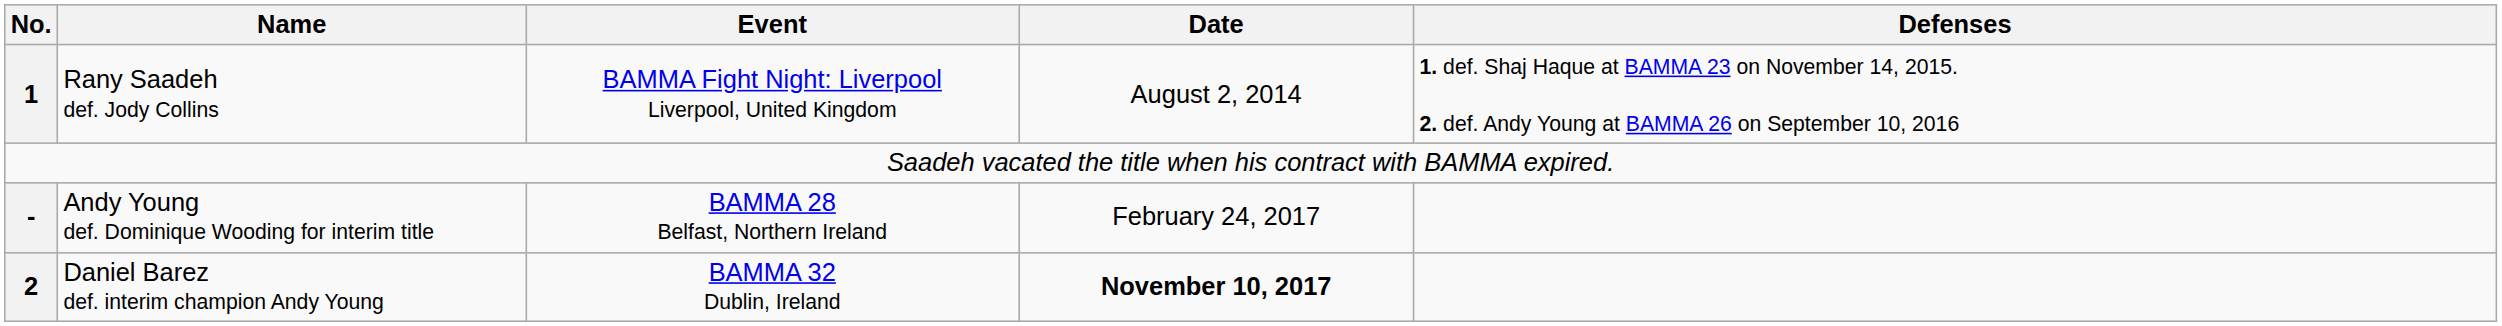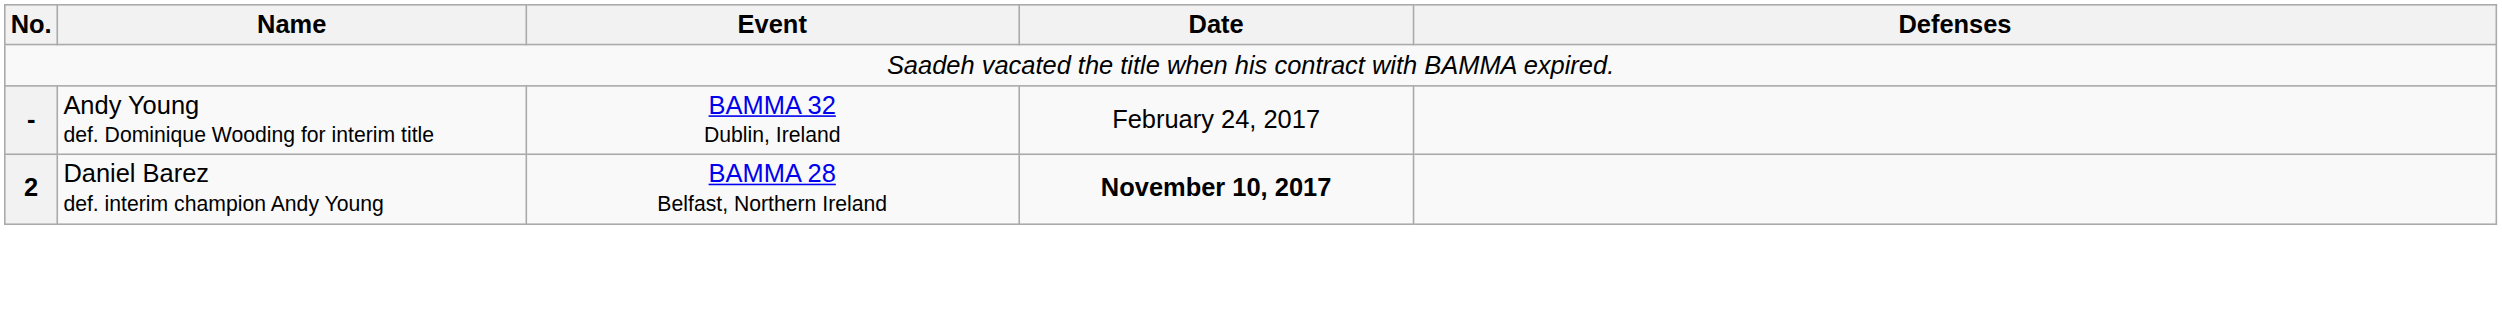- row: (141, 93)
(772, 217) BAMMA 28 Belfast, Northern Ireland -> (772, 119) BAMMA 32 Dublin, Ireland
(772, 286) BAMMA 32 Dublin, Ireland -> (772, 188) BAMMA 28 Belfast, Northern Ireland
